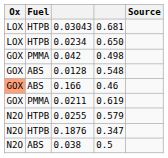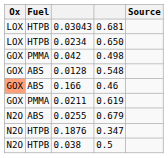(38, 116) HTPB -> (36, 116) ABS
(110, 116) 0.579 -> (110, 116) 0.679
(36, 145) ABS -> (38, 145) HTPB
